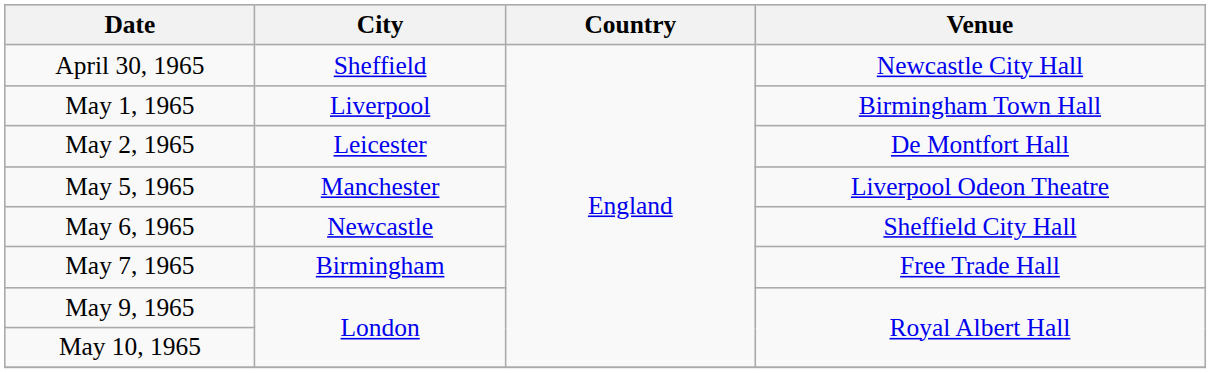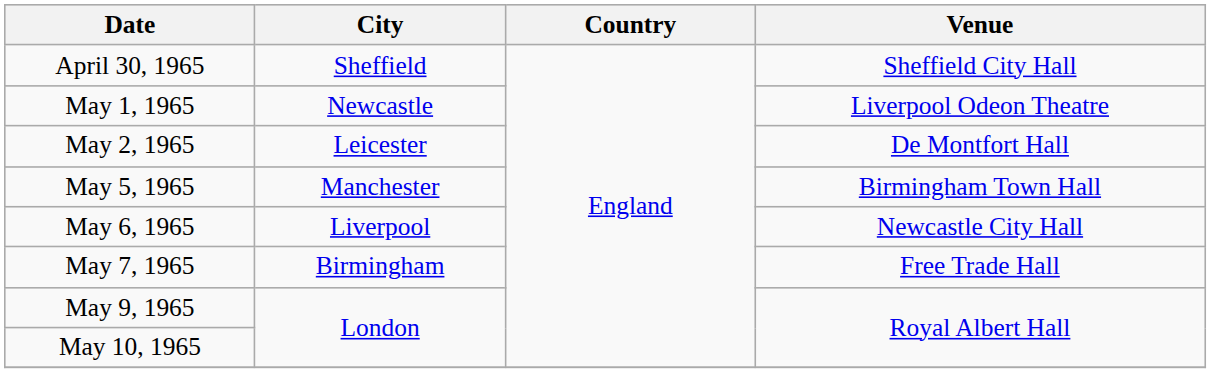(980, 65) Newcastle City Hall -> (980, 65) Sheffield City Hall
(380, 105) Liverpool -> (380, 105) Newcastle
(980, 105) Birmingham Town Hall -> (980, 105) Liverpool Odeon Theatre
(980, 186) Liverpool Odeon Theatre -> (980, 186) Birmingham Town Hall
(380, 226) Newcastle -> (380, 226) Liverpool
(980, 226) Sheffield City Hall -> (980, 226) Newcastle City Hall
